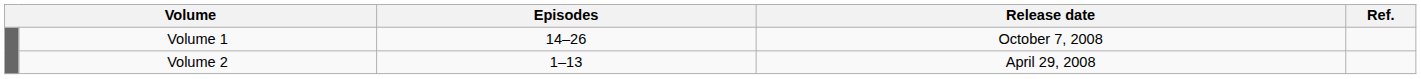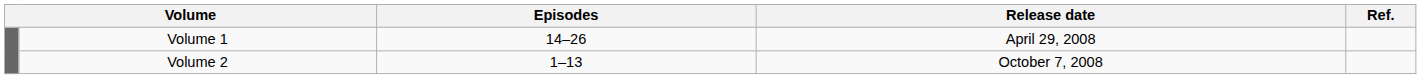(1051, 39) October 7, 2008 -> (1051, 39) April 29, 2008
(1051, 62) April 29, 2008 -> (1051, 62) October 7, 2008
